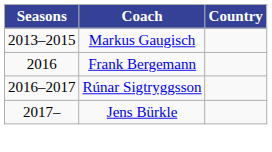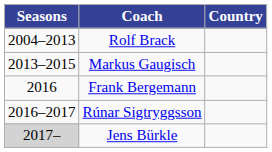+ row: (142, 40)
(42, 111) no background -> (42, 135) lightgrey background
